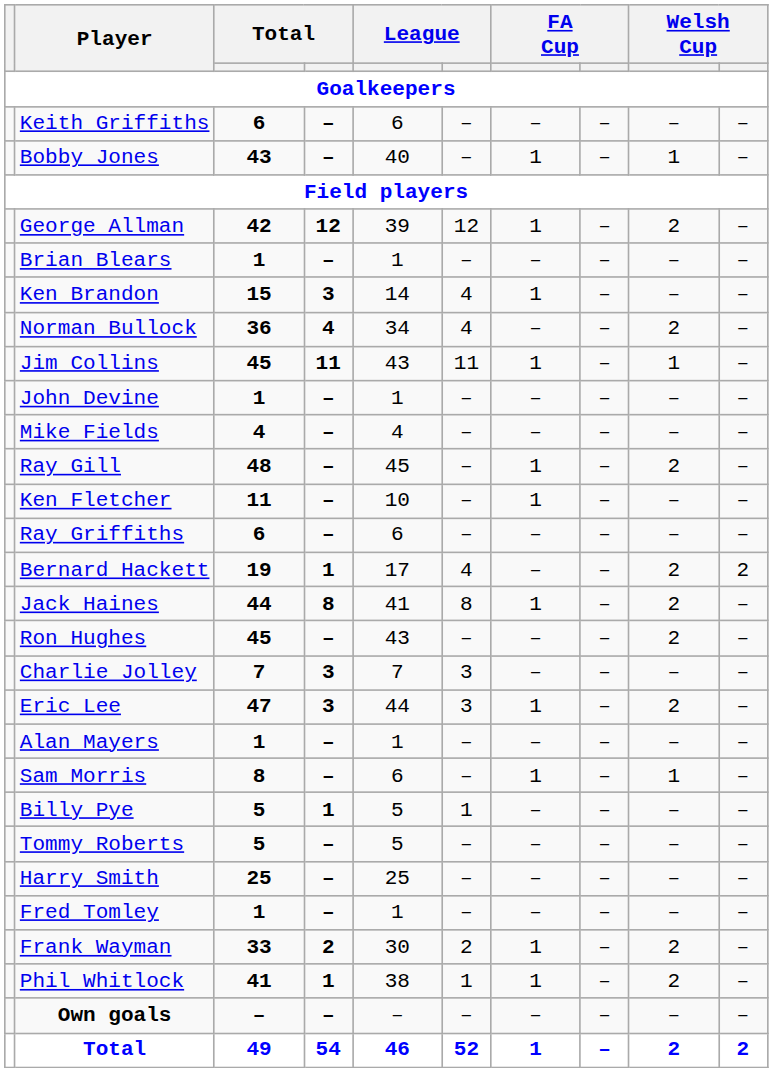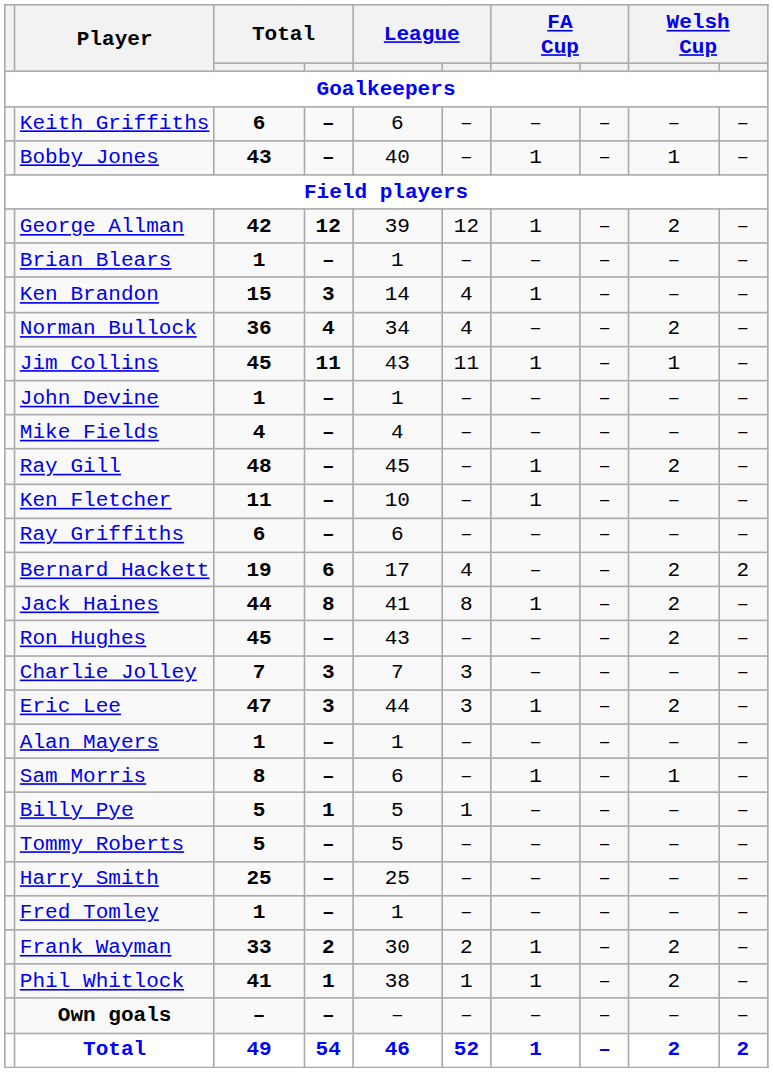(328, 569) 1 -> (328, 569) 6
